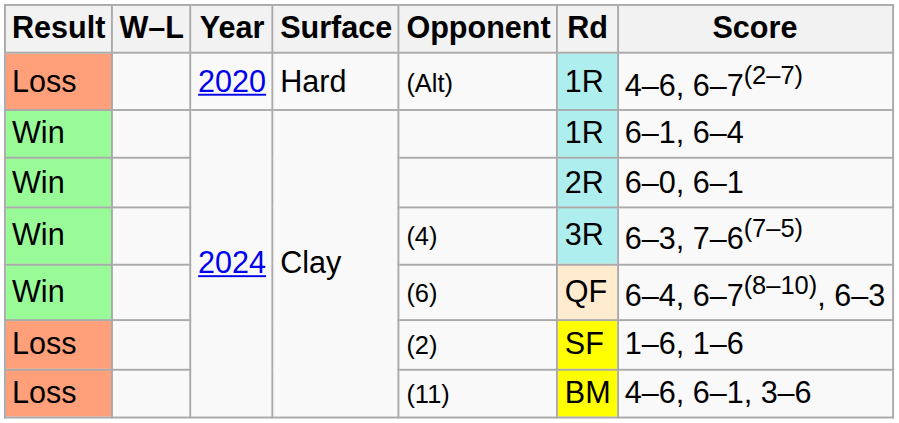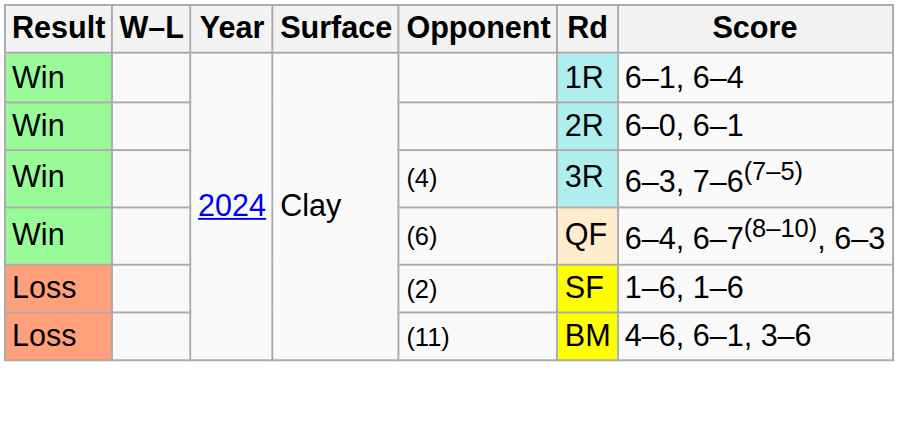- row: (44, 81)
